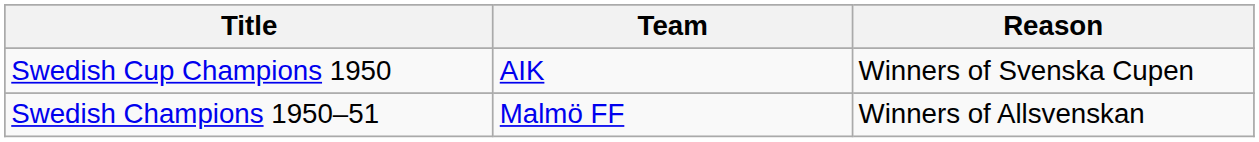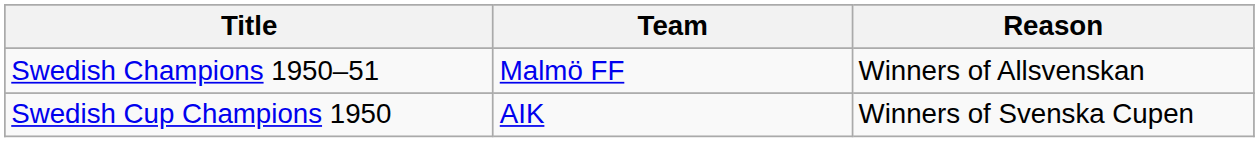rows swapped: (195, 114) <-> (201, 70)
